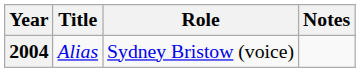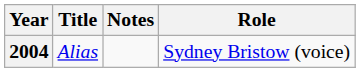columns swapped: (201, 20) <-> (327, 20)
